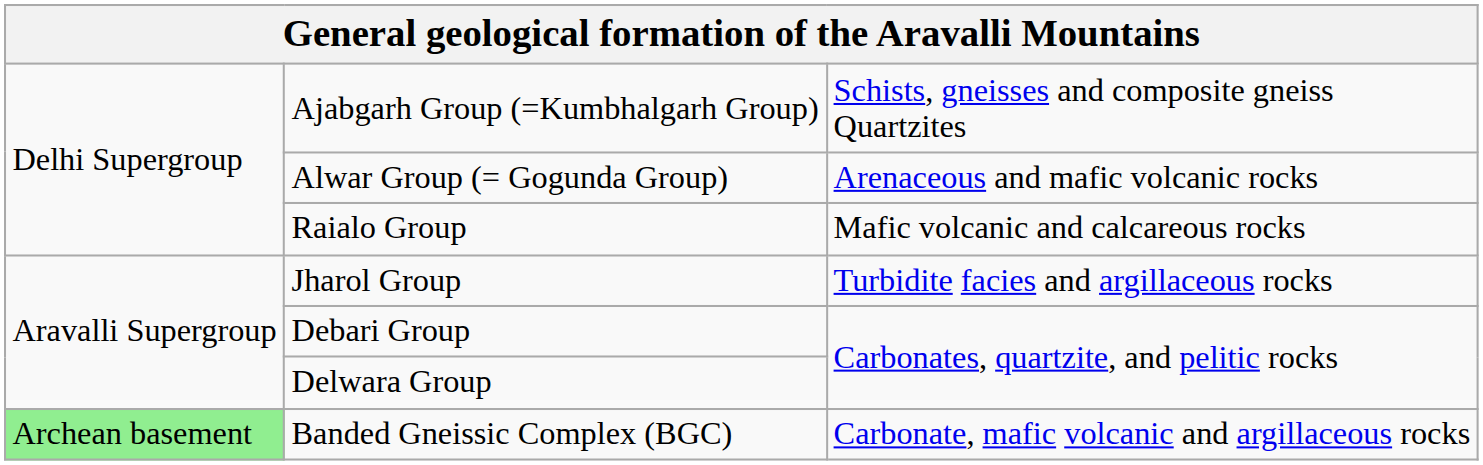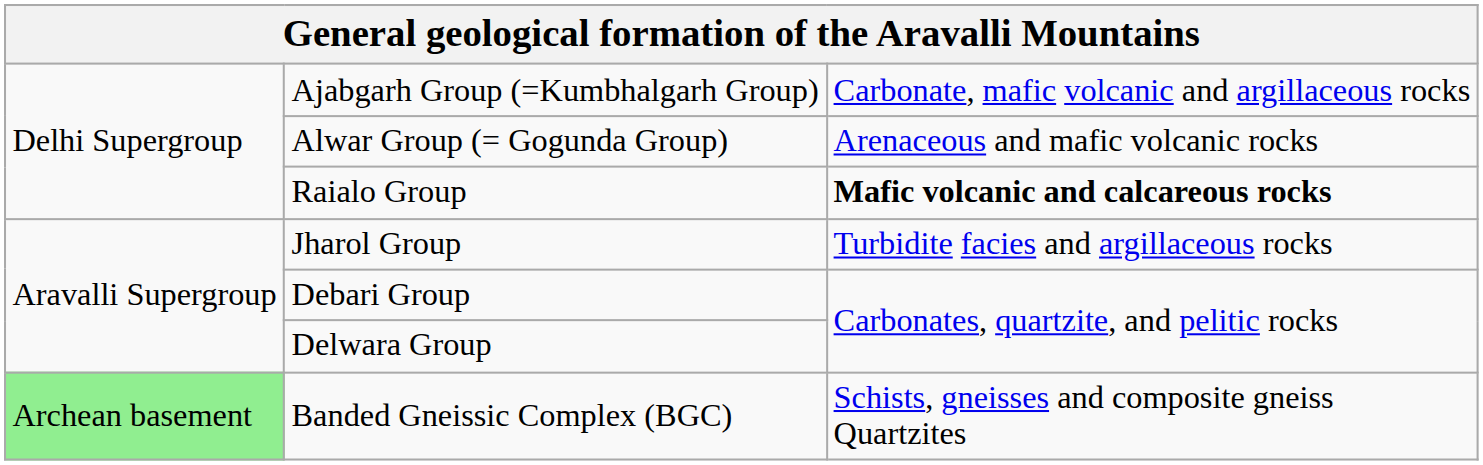(1084, 107) Schists, gneisses and composite gneiss Quartzites -> (1152, 89) Carbonate, mafic volcanic and argillaceous rocks
(1070, 228) normal -> (1083, 191) bold
(1152, 433) Carbonate, mafic volcanic and argillaceous rocks -> (1084, 415) Schists, gneisses and composite gneiss Quartzites
